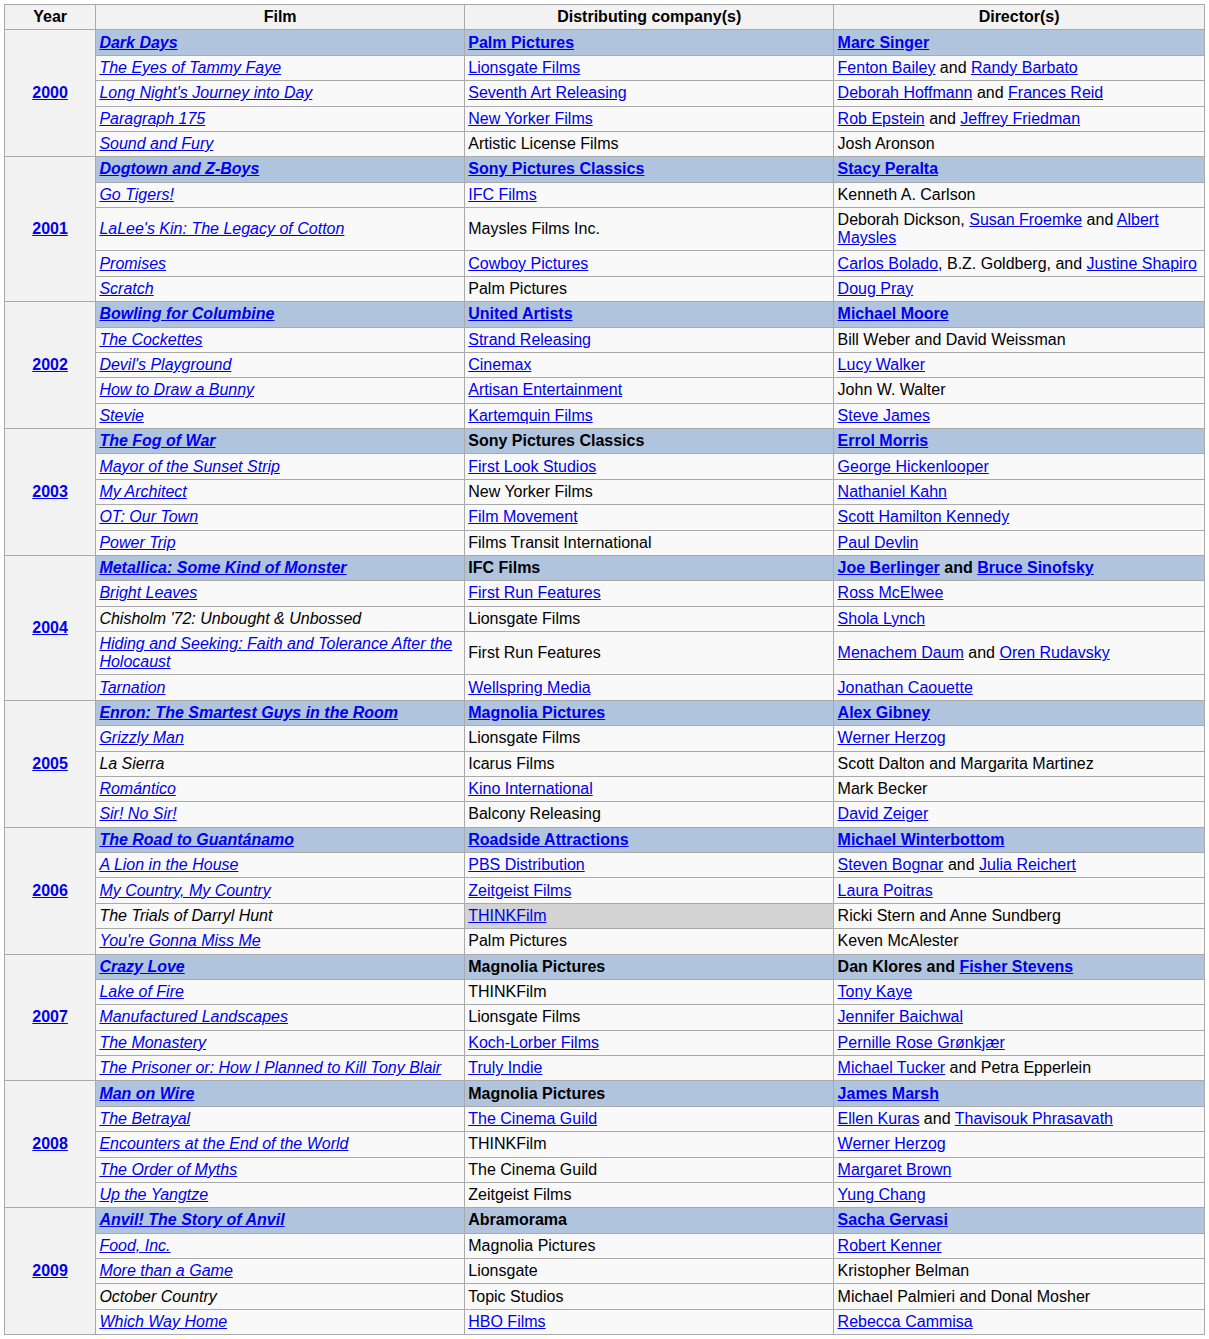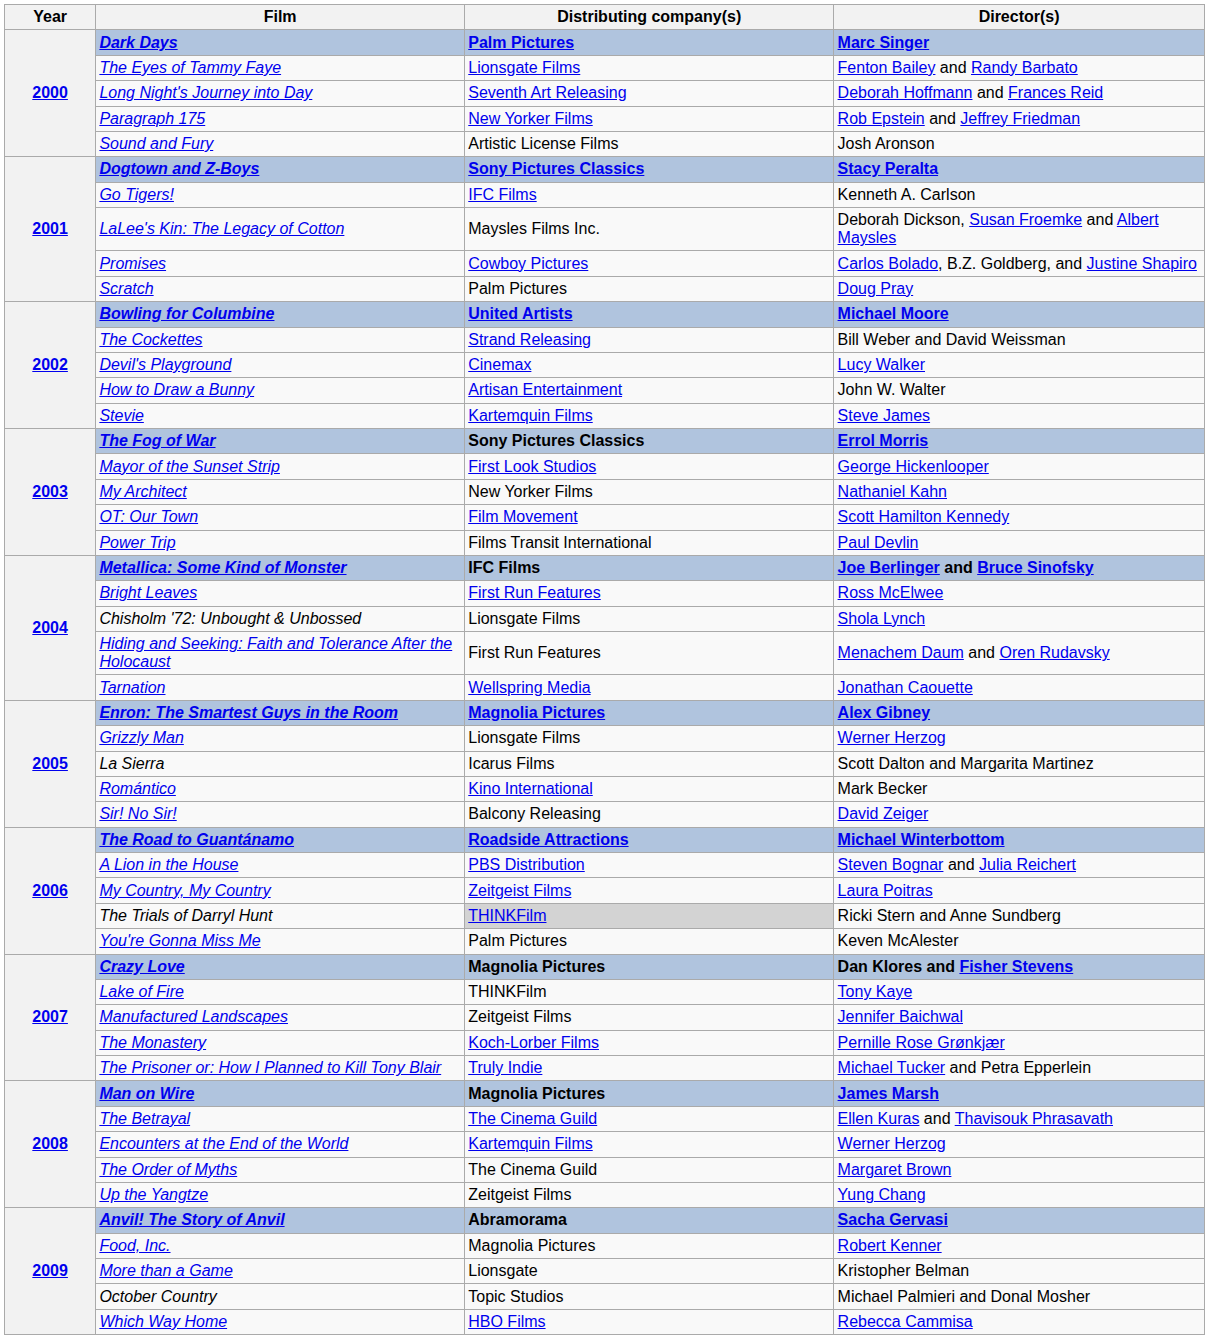(524, 1017) Lionsgate Films -> (520, 1017) Zeitgeist Films
(507, 1144) THINKFilm -> (530, 1144) Kartemquin Films
